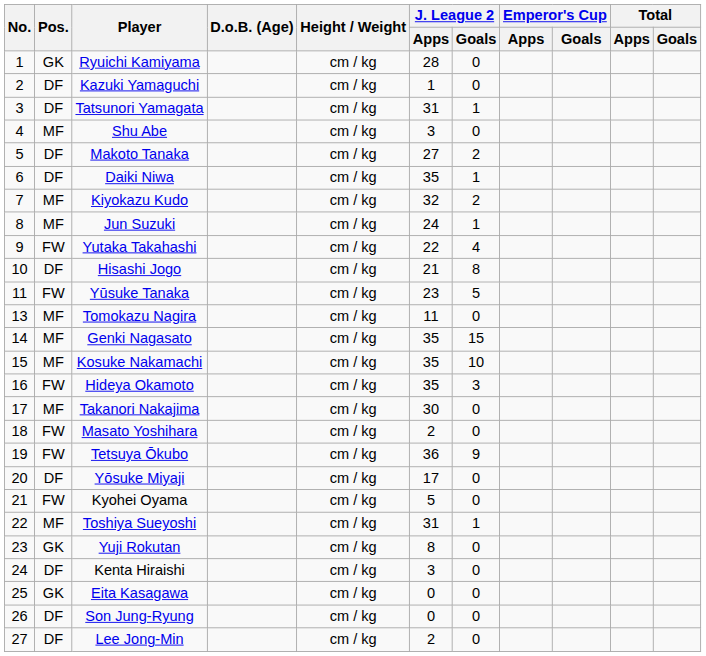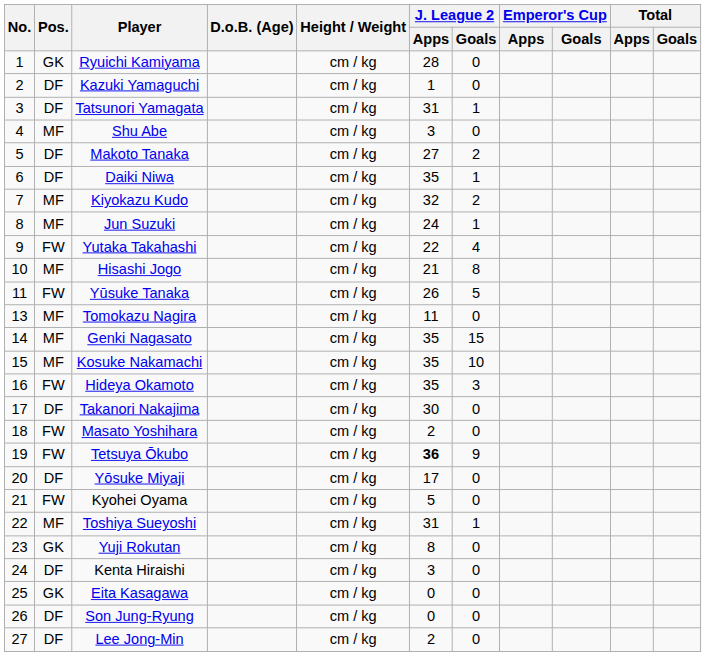(53, 270) DF -> (53, 270) MF
(431, 293) 23 -> (431, 293) 26
(53, 408) MF -> (53, 408) DF
(431, 454) normal -> (431, 454) bold
